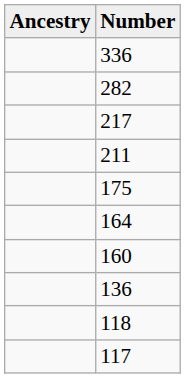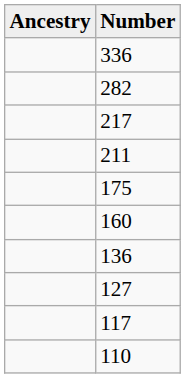- row: (116, 222)
+ row: (116, 289)
- row: (116, 322)
+ row: (116, 356)
